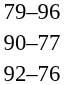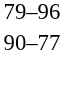- row: (32, 73)
